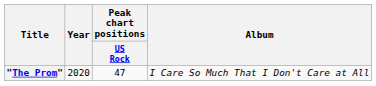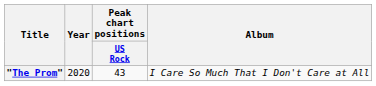(120, 73) 47 -> (120, 73) 43
